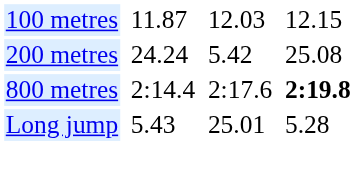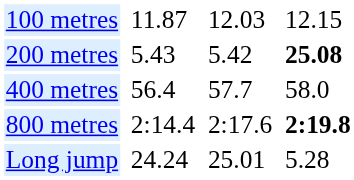(159, 54) 24.24 -> (153, 54) 5.43
(314, 54) normal -> (314, 54) bold
+ row: (62, 89)
(153, 124) 5.43 -> (159, 159) 24.24
